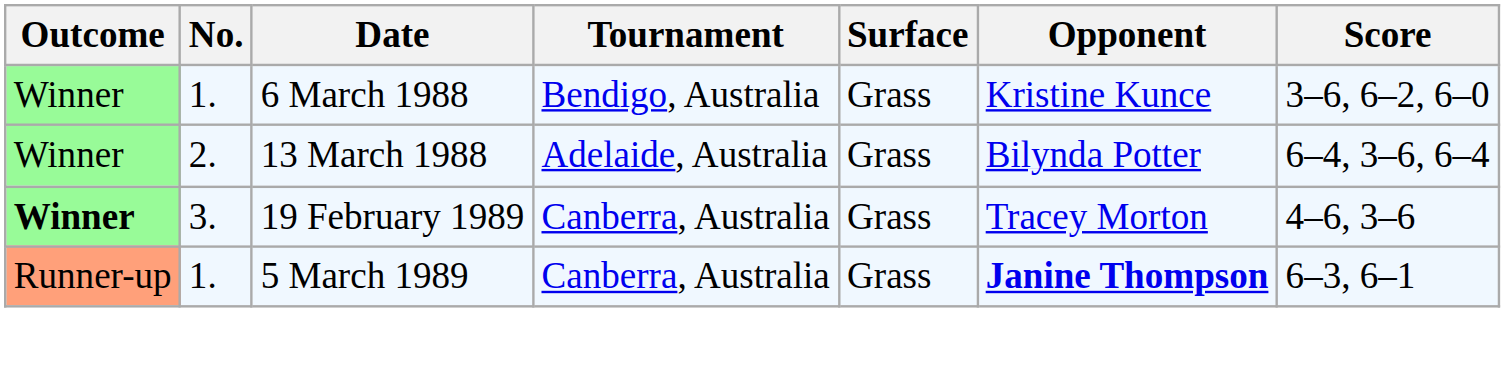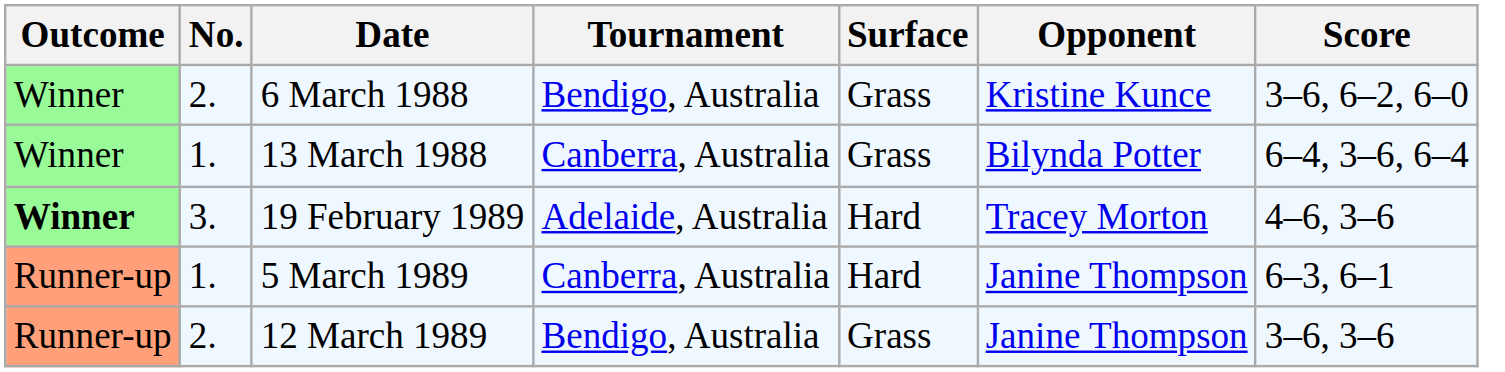(203, 94) 1. -> (203, 94) 2.
(203, 154) 2. -> (203, 154) 1.
(685, 154) Adelaide, Australia -> (686, 154) Canberra, Australia
(686, 214) Canberra, Australia -> (685, 214) Adelaide, Australia
(889, 214) Grass -> (884, 214) Hard
(889, 274) Grass -> (884, 274) Hard
(1127, 274) bold -> (1117, 274) normal
+ row: (374, 335)
